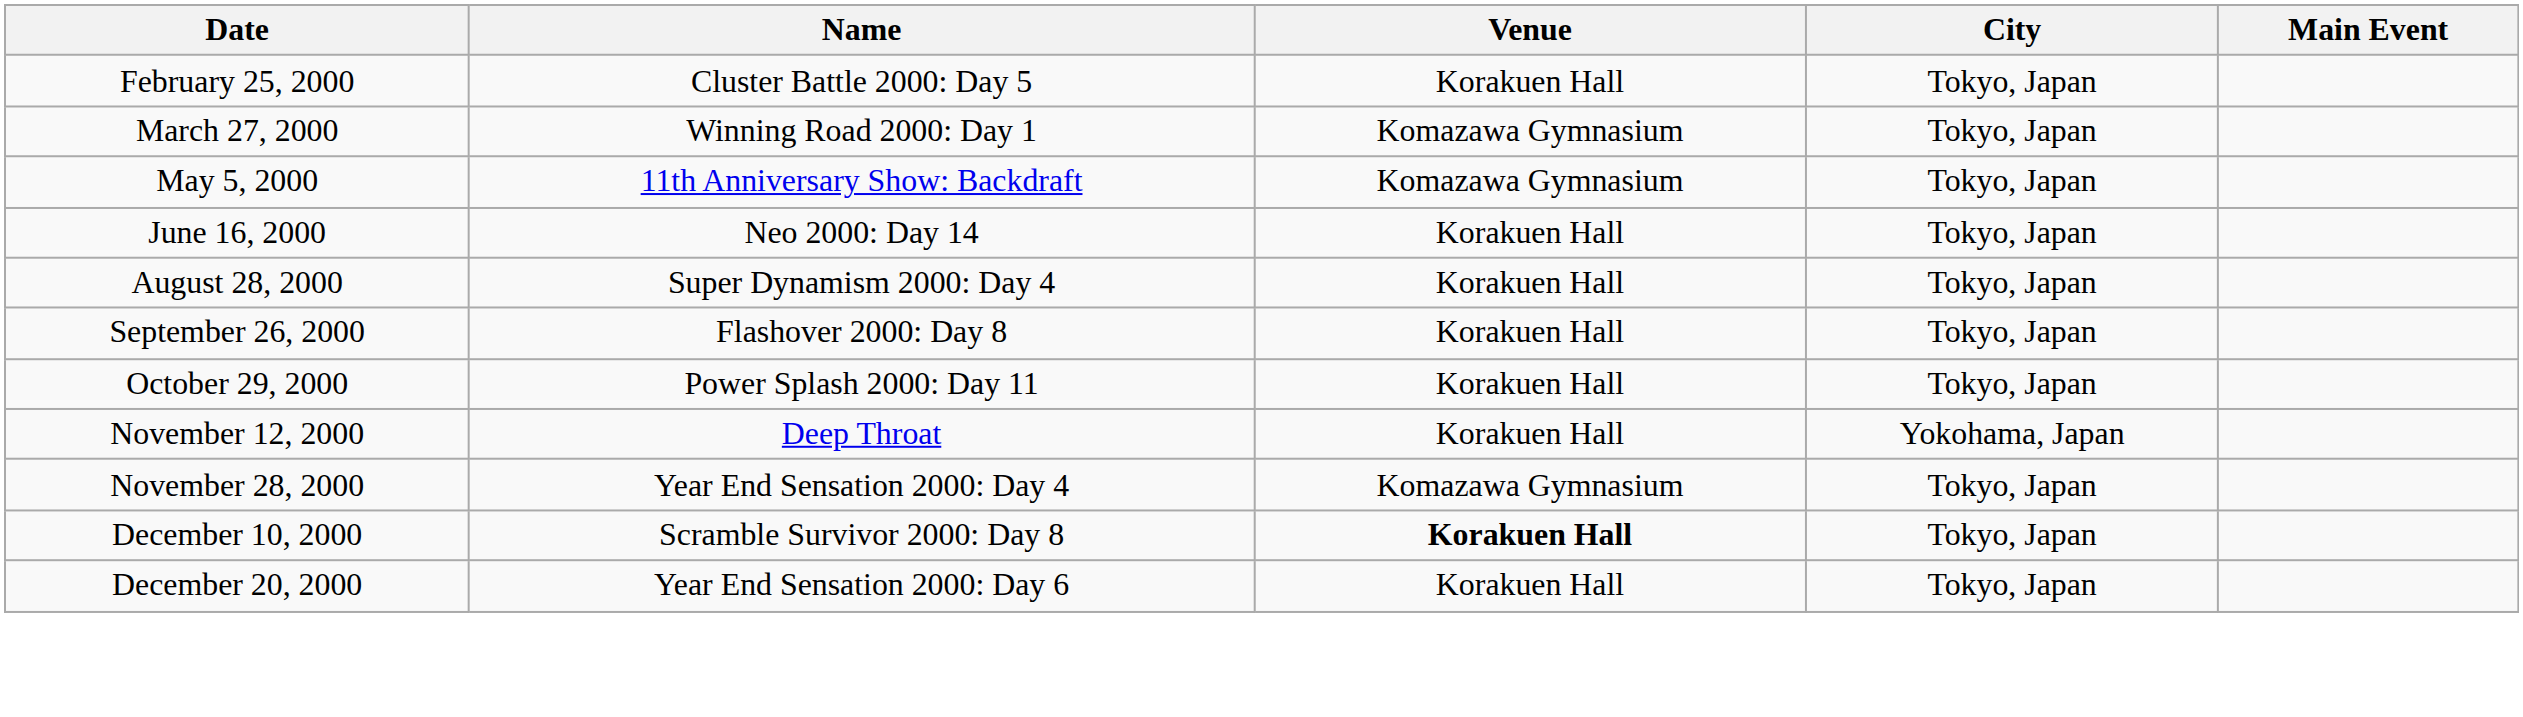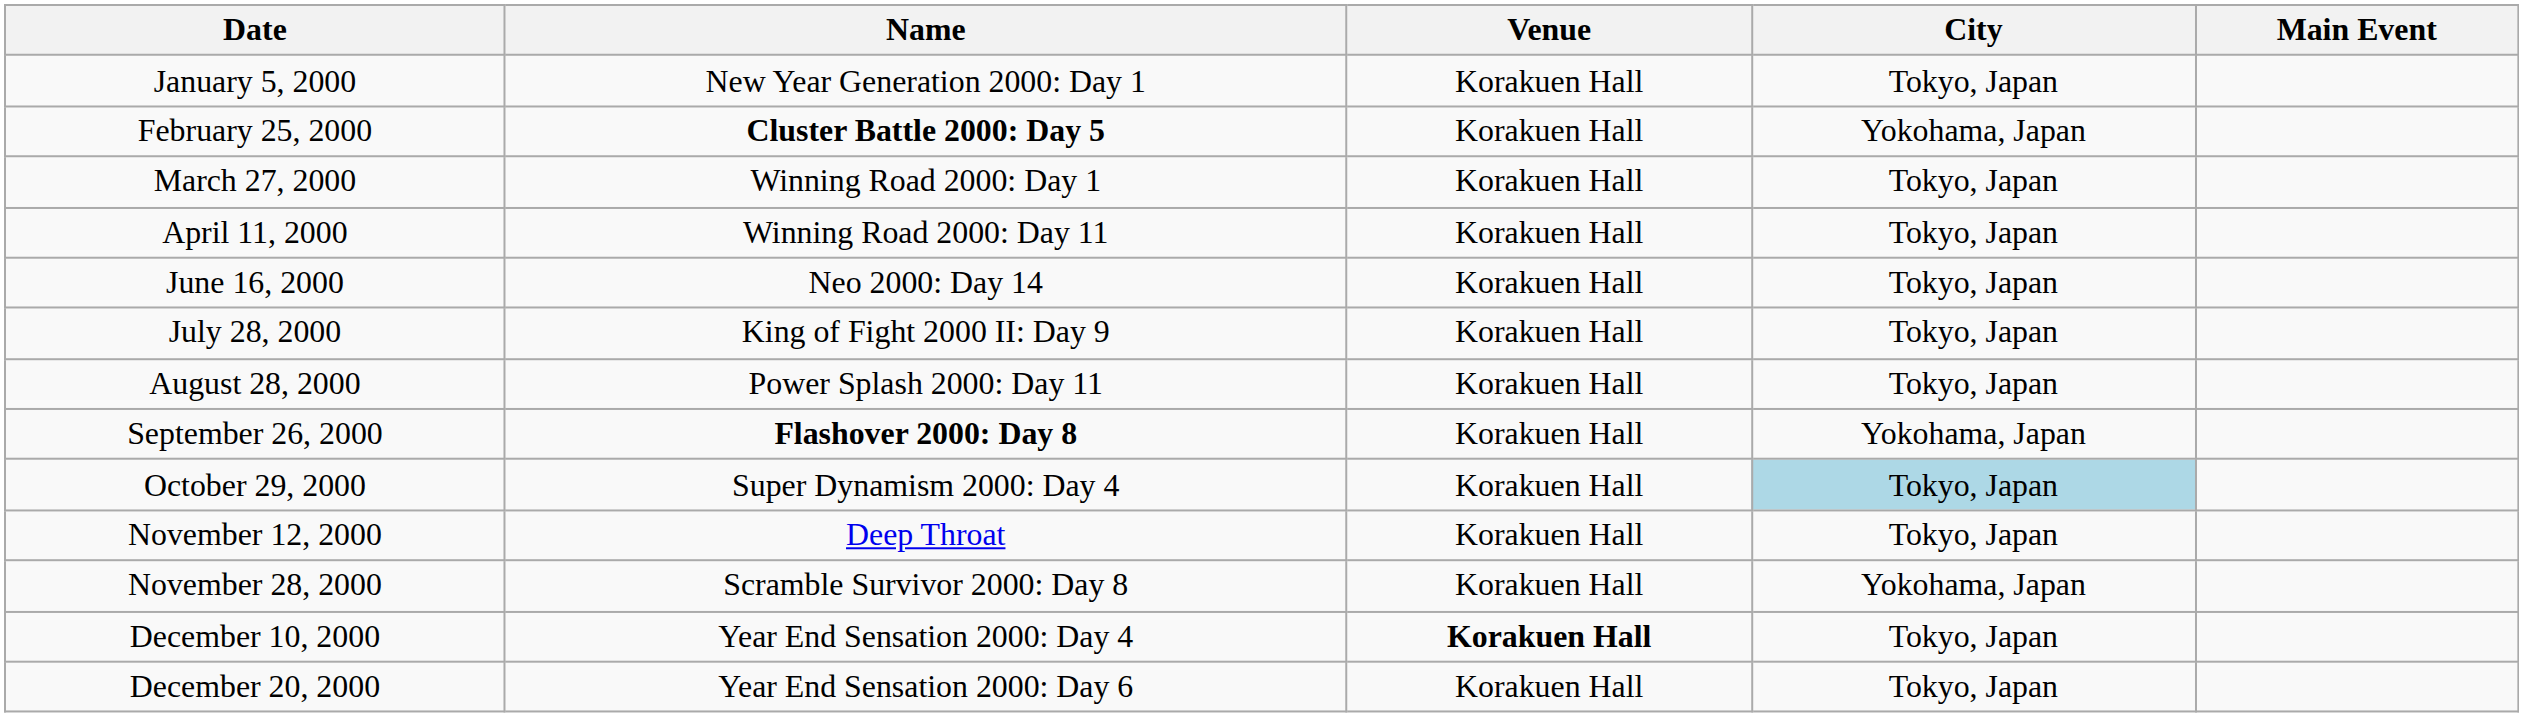+ row: (255, 80)
(862, 80) normal -> (926, 130) bold
(2012, 80) Tokyo, Japan -> (1973, 130) Yokohama, Japan
(1530, 130) Komazawa Gymnasium -> (1549, 181) Korakuen Hall
+ row: (255, 231)
- row: (237, 181)
+ row: (255, 332)
(862, 282) Super Dynamism 2000: Day 4 -> (926, 383) Power Splash 2000: Day 11
(862, 332) normal -> (926, 433) bold
(2012, 332) Tokyo, Japan -> (1973, 433) Yokohama, Japan
(862, 383) Power Splash 2000: Day 11 -> (926, 484) Super Dynamism 2000: Day 4
(2012, 383) no background -> (1973, 484) lightblue background
(2012, 433) Yokohama, Japan -> (1973, 534) Tokyo, Japan
(862, 484) Year End Sensation 2000: Day 4 -> (926, 585) Scramble Survivor 2000: Day 8
(1530, 484) Komazawa Gymnasium -> (1549, 585) Korakuen Hall
(2012, 484) Tokyo, Japan -> (1973, 585) Yokohama, Japan
(862, 534) Scramble Survivor 2000: Day 8 -> (926, 635) Year End Sensation 2000: Day 4
